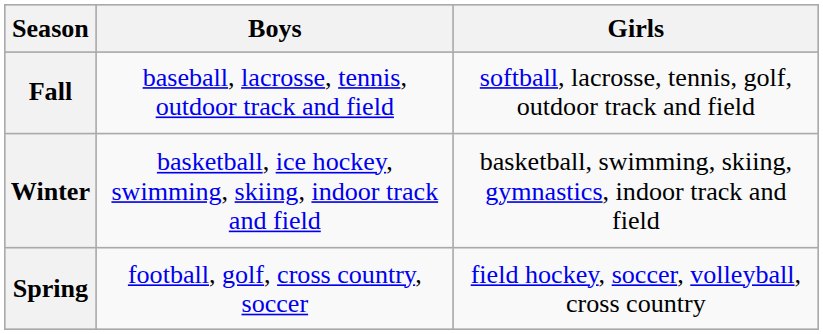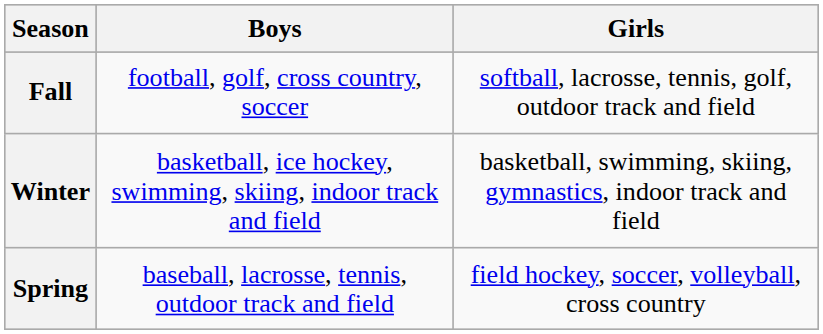(275, 92) baseball, lacrosse, tennis, outdoor track and field -> (275, 92) football, golf, cross country, soccer
(275, 288) football, golf, cross country, soccer -> (275, 288) baseball, lacrosse, tennis, outdoor track and field
